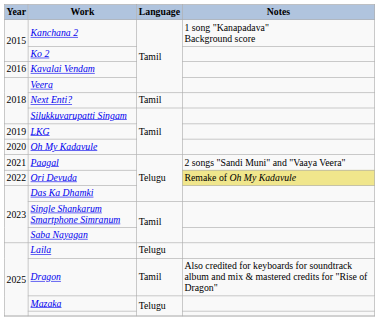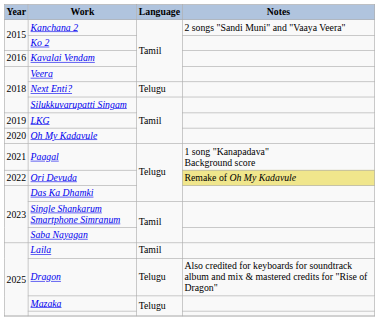(227, 33) 1 song "Kanapadava" Background score -> (265, 27) 2 songs "Sandi Muni" and "Vaaya Veera"
(150, 100) Tamil -> (152, 89) Telugu
(265, 162) 2 songs "Sandi Muni" and "Vaaya Veera" -> (227, 157) 1 song "Kanapadava" Background score
(152, 250) Telugu -> (150, 250) Tamil
(150, 277) Tamil -> (152, 277) Telugu
